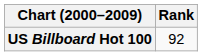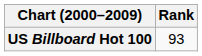(176, 39) 92 -> (176, 39) 93
